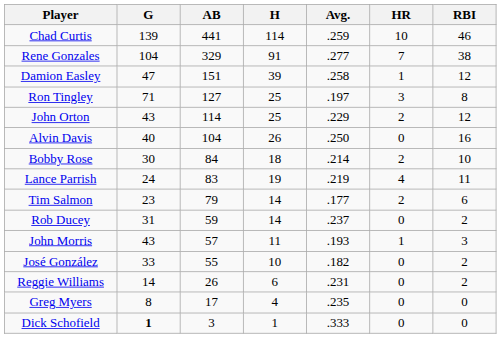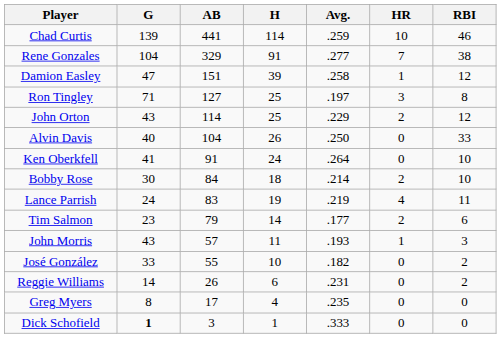(464, 138) 16 -> (464, 138) 33
+ row: (61, 158)
- row: (61, 220)
